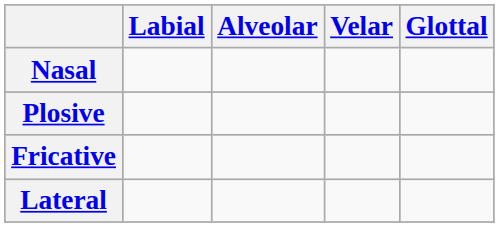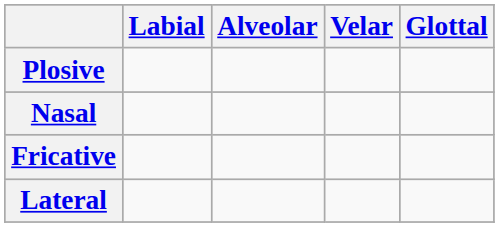rows swapped: (64, 69) <-> (64, 112)
